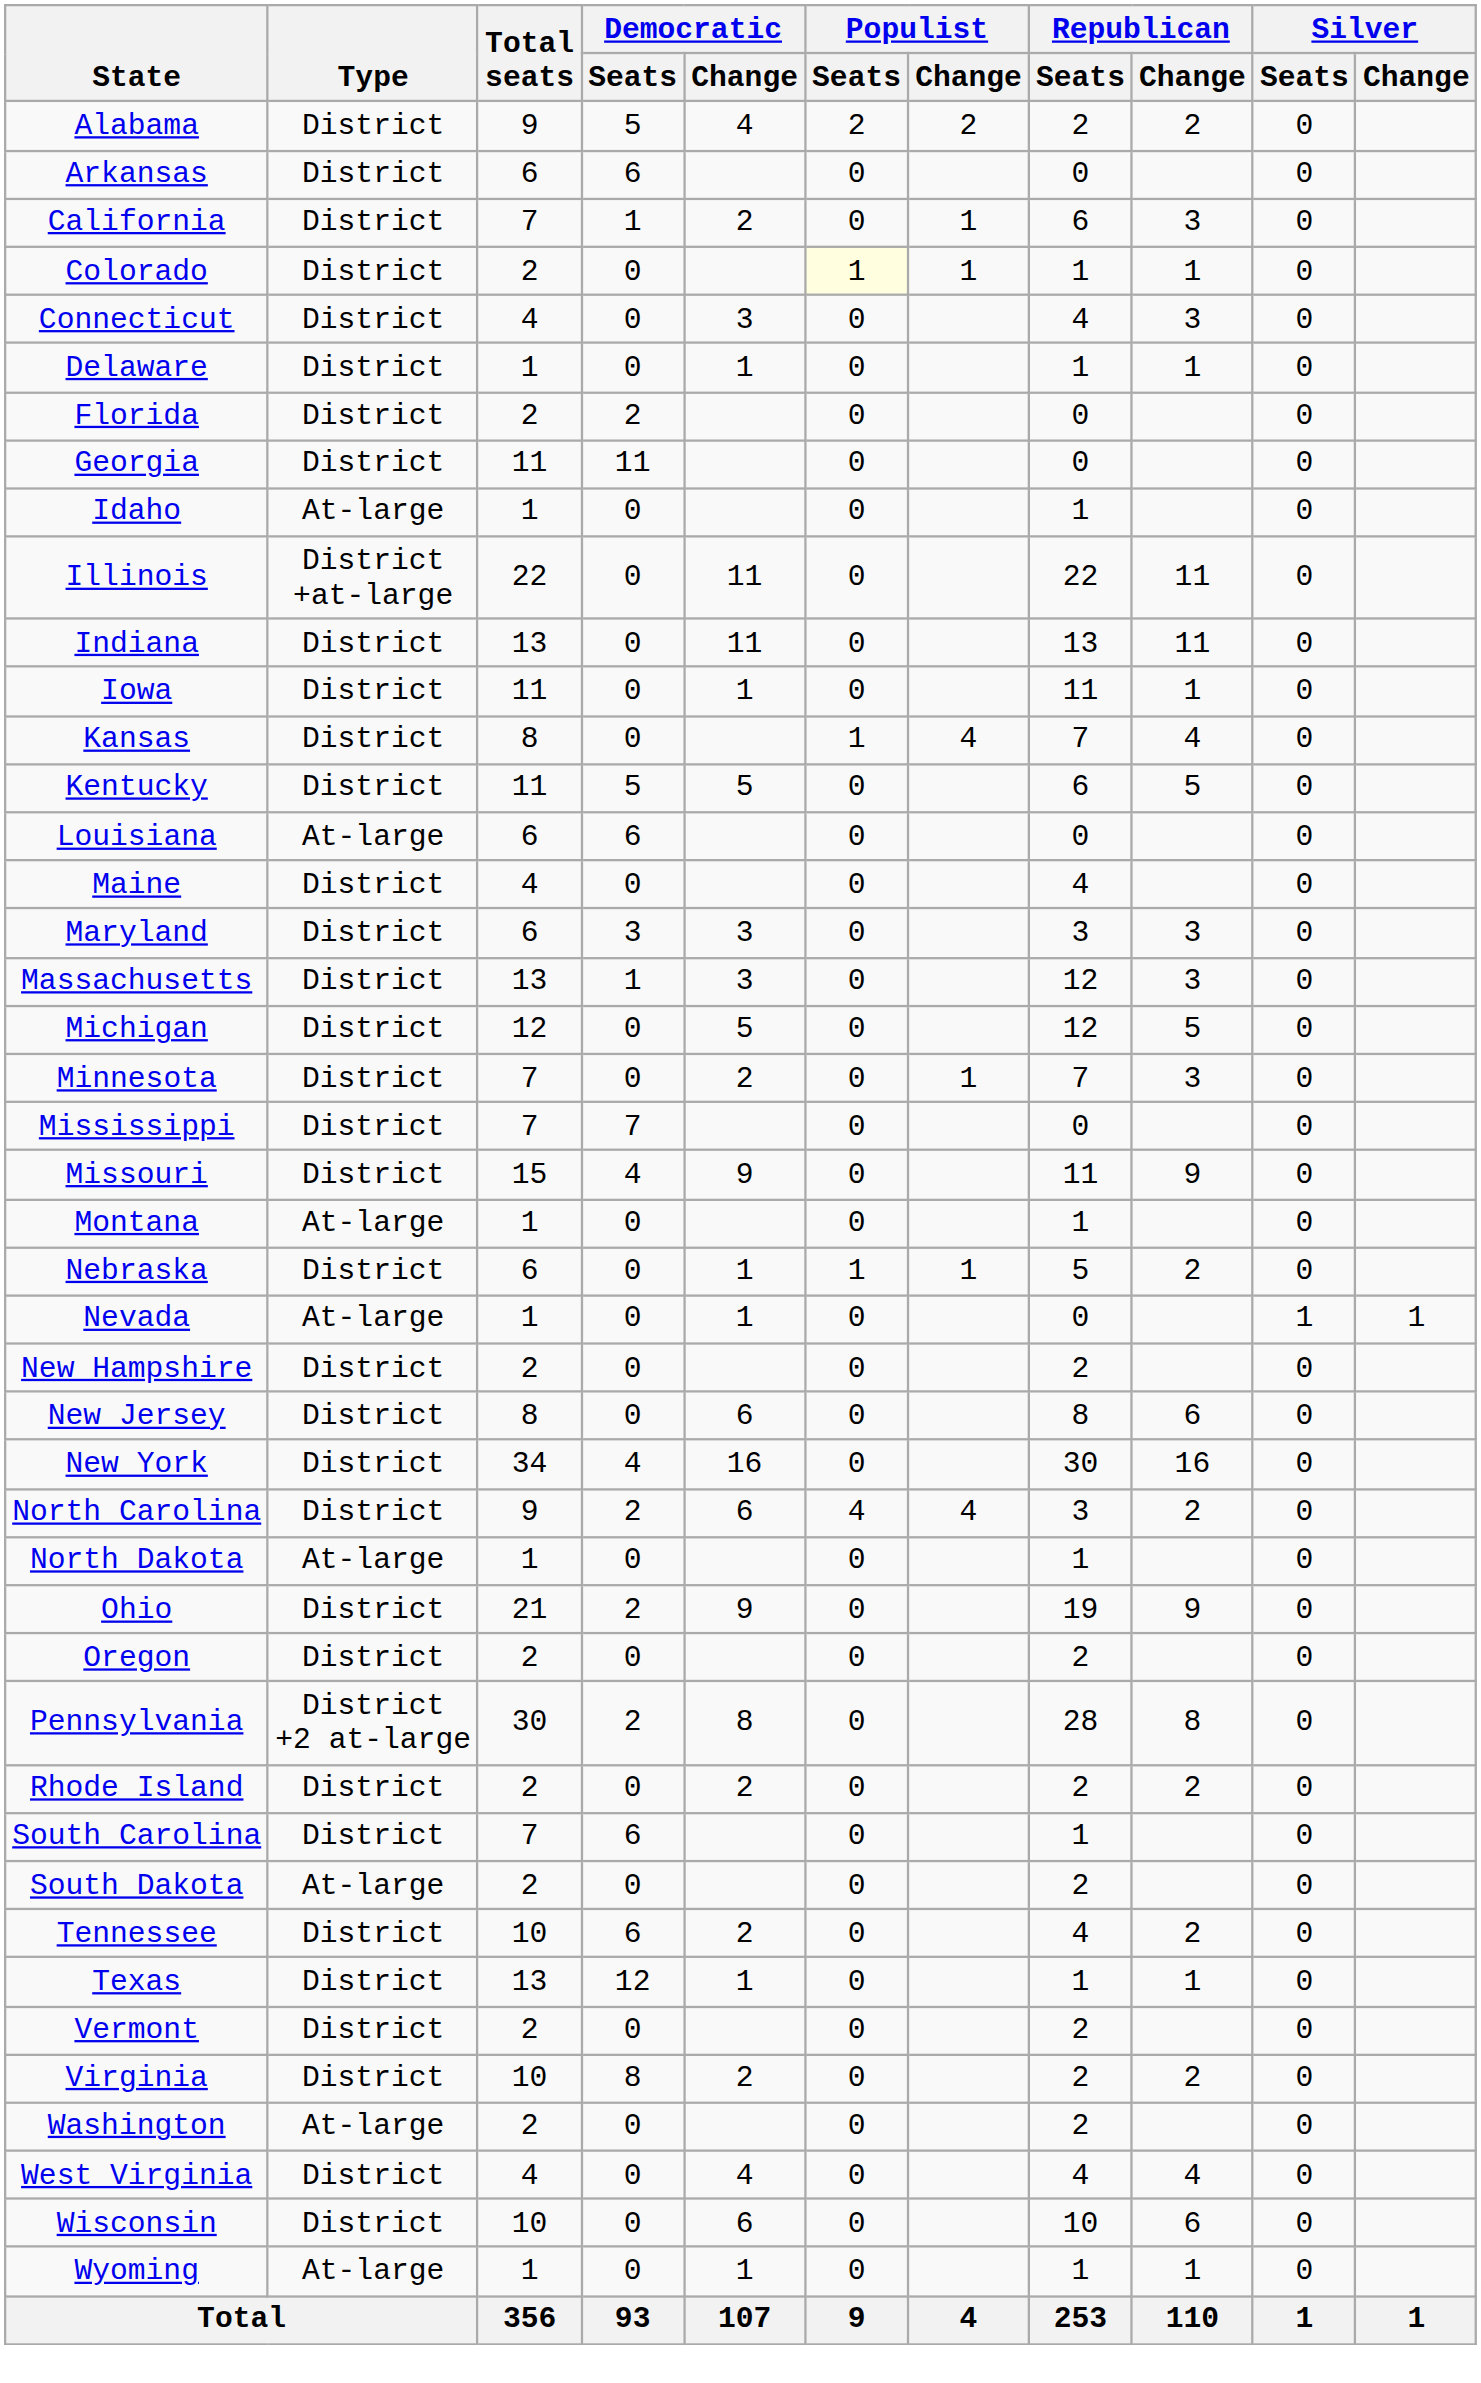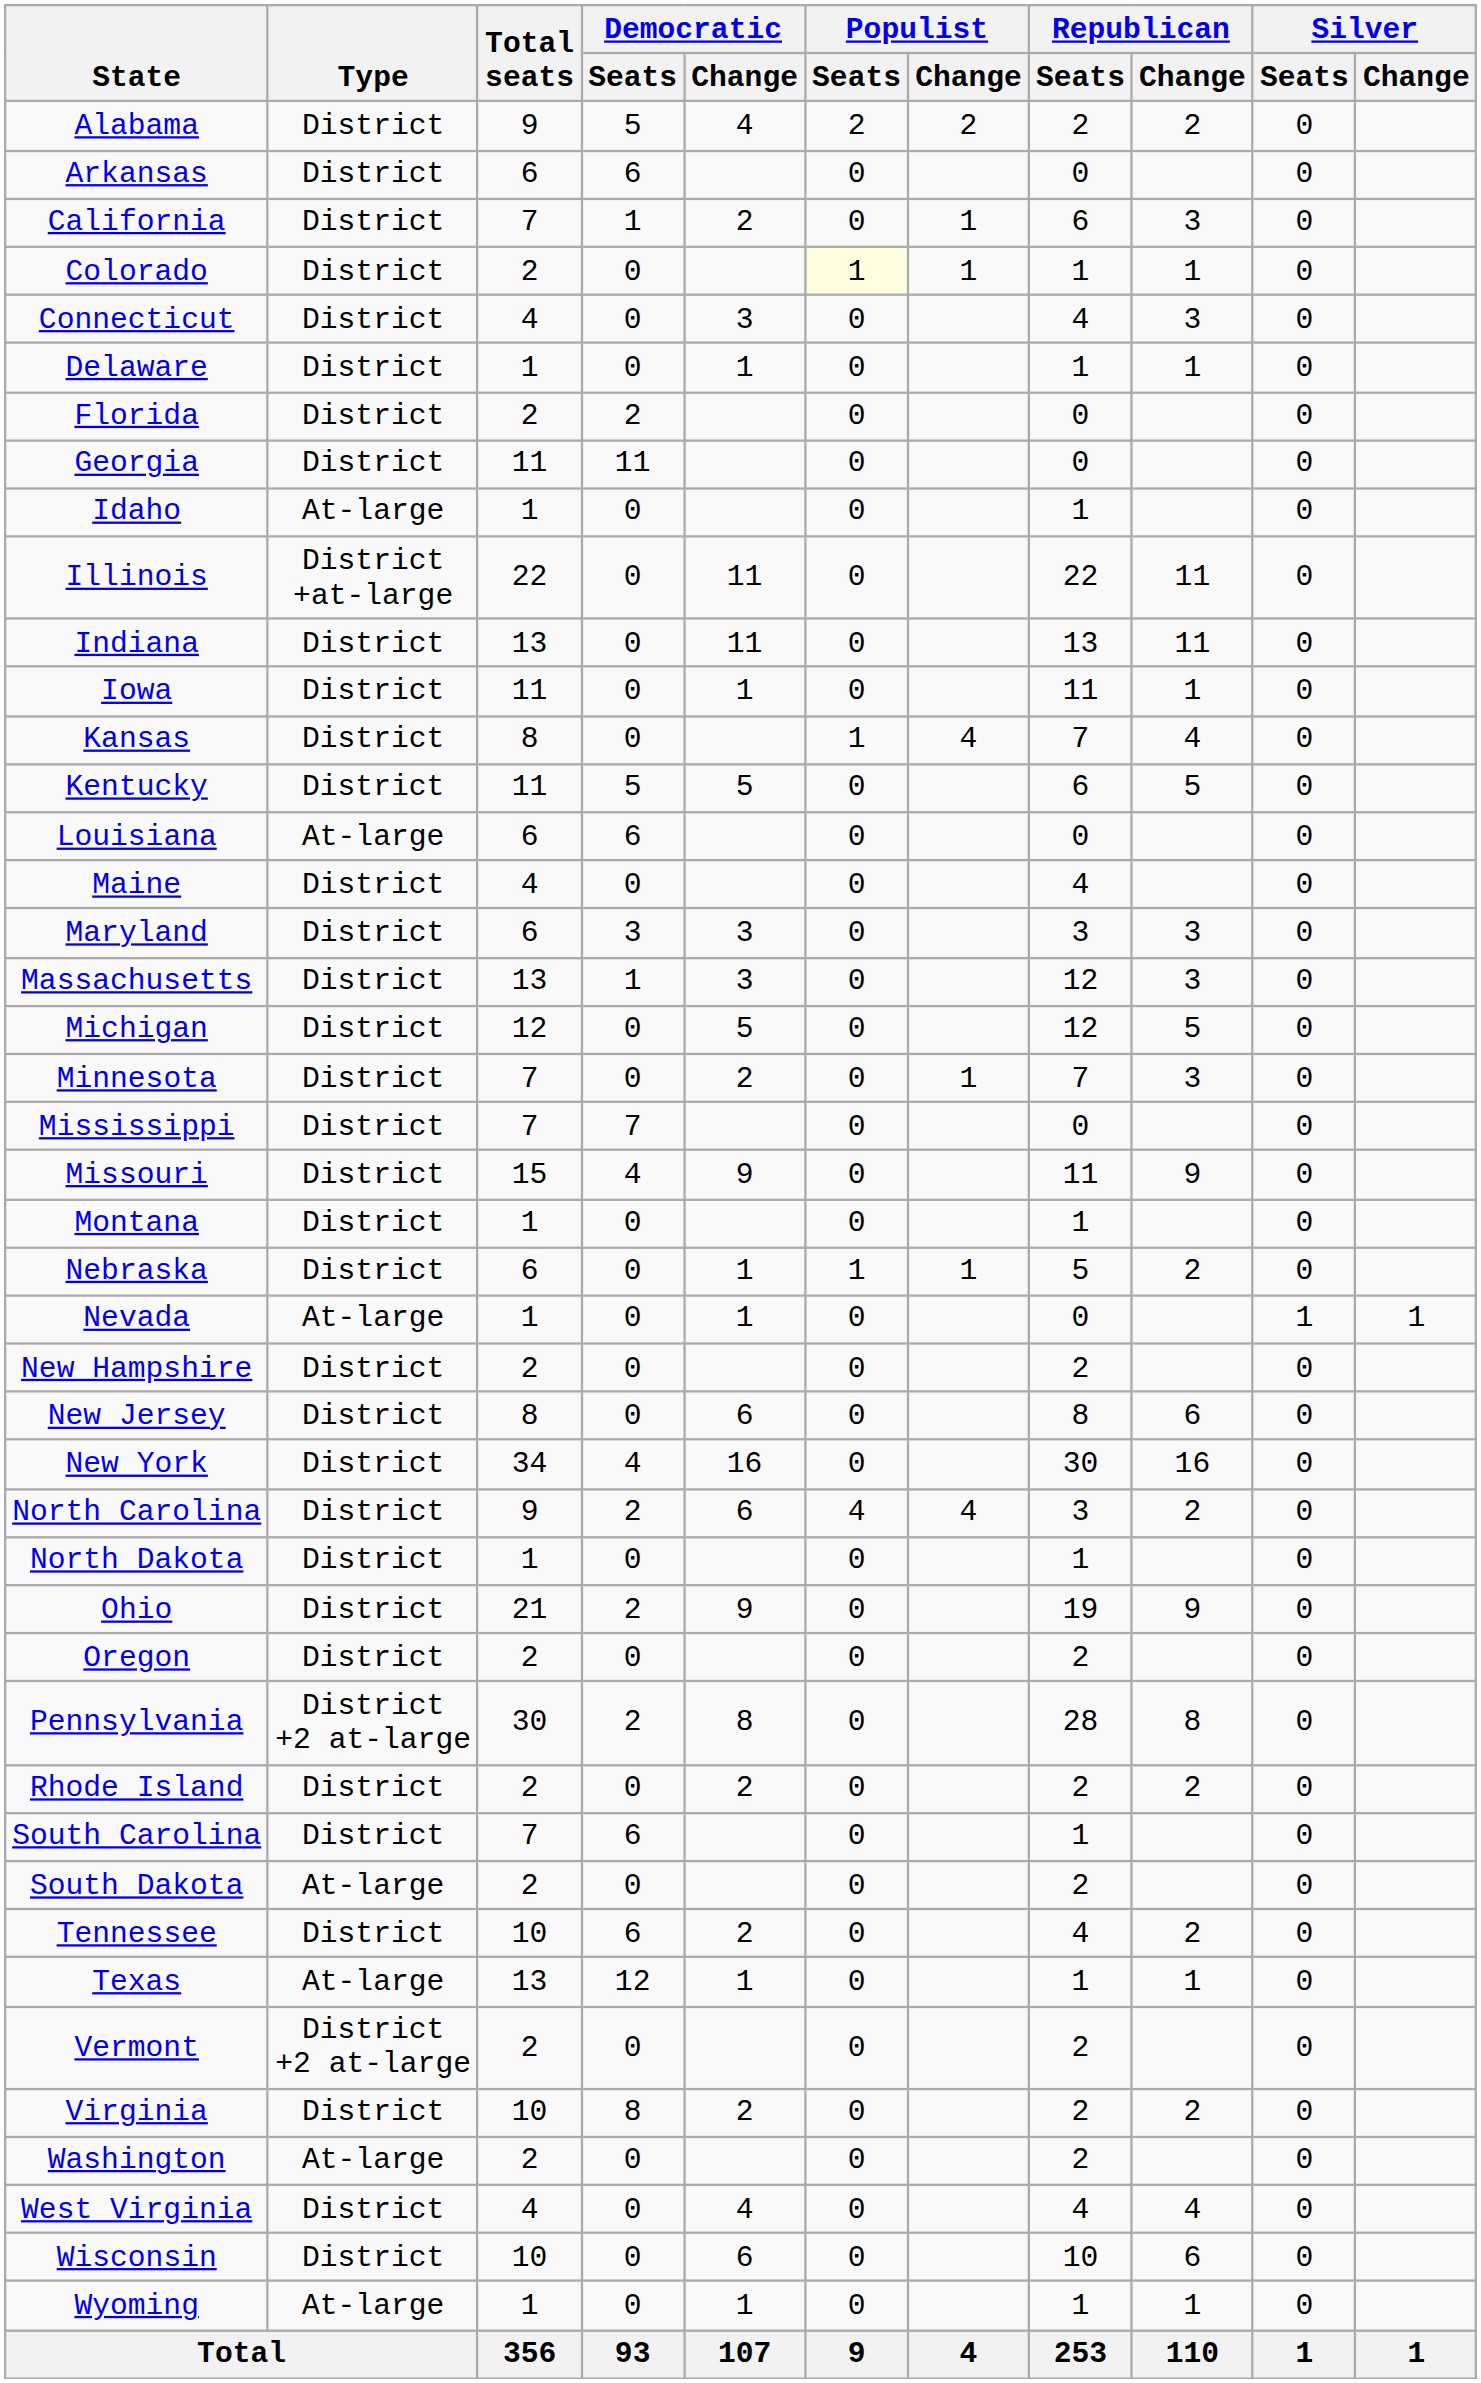(373, 1223) At-large -> (373, 1223) District
(373, 1561) At-large -> (373, 1561) District
(373, 1982) District -> (373, 1982) At-large
(373, 2030) District -> (373, 2047) District +2 at-large
